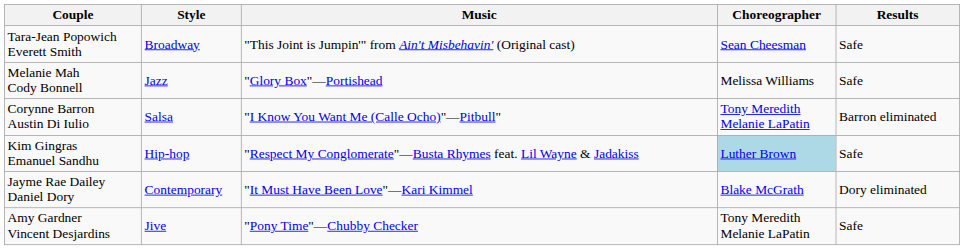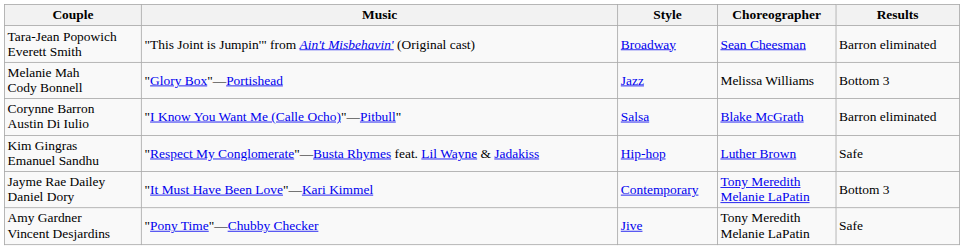columns swapped: (191, 15) <-> (479, 15)
(851, 44) Safe -> (888, 44) Barron eliminated
(851, 80) Safe -> (864, 80) Bottom 3
(765, 116) Tony Meredith Melanie LaPatin -> (762, 116) Blake McGrath
(758, 153) lightblue background -> (758, 153) no background
(762, 189) Blake McGrath -> (765, 189) Tony Meredith Melanie LaPatin
(883, 189) Dory eliminated -> (864, 189) Bottom 3
